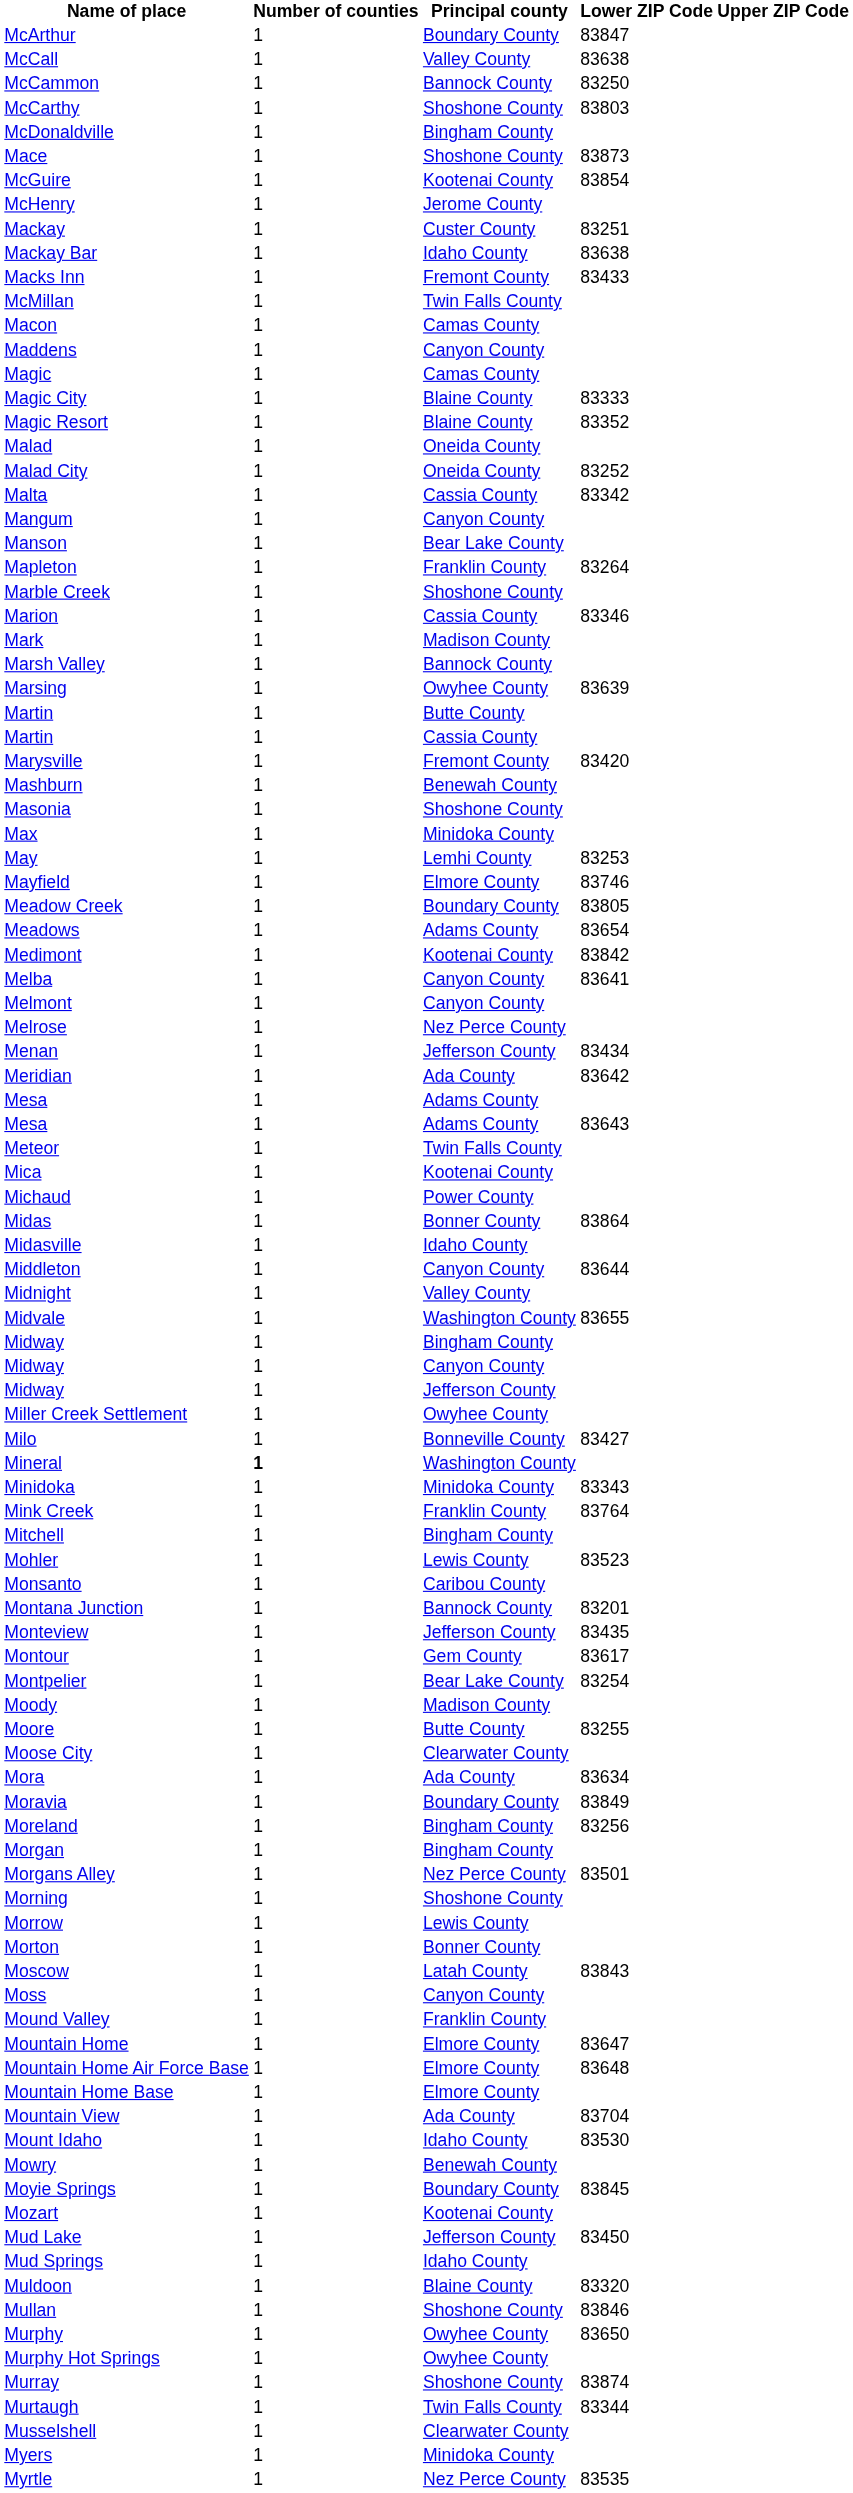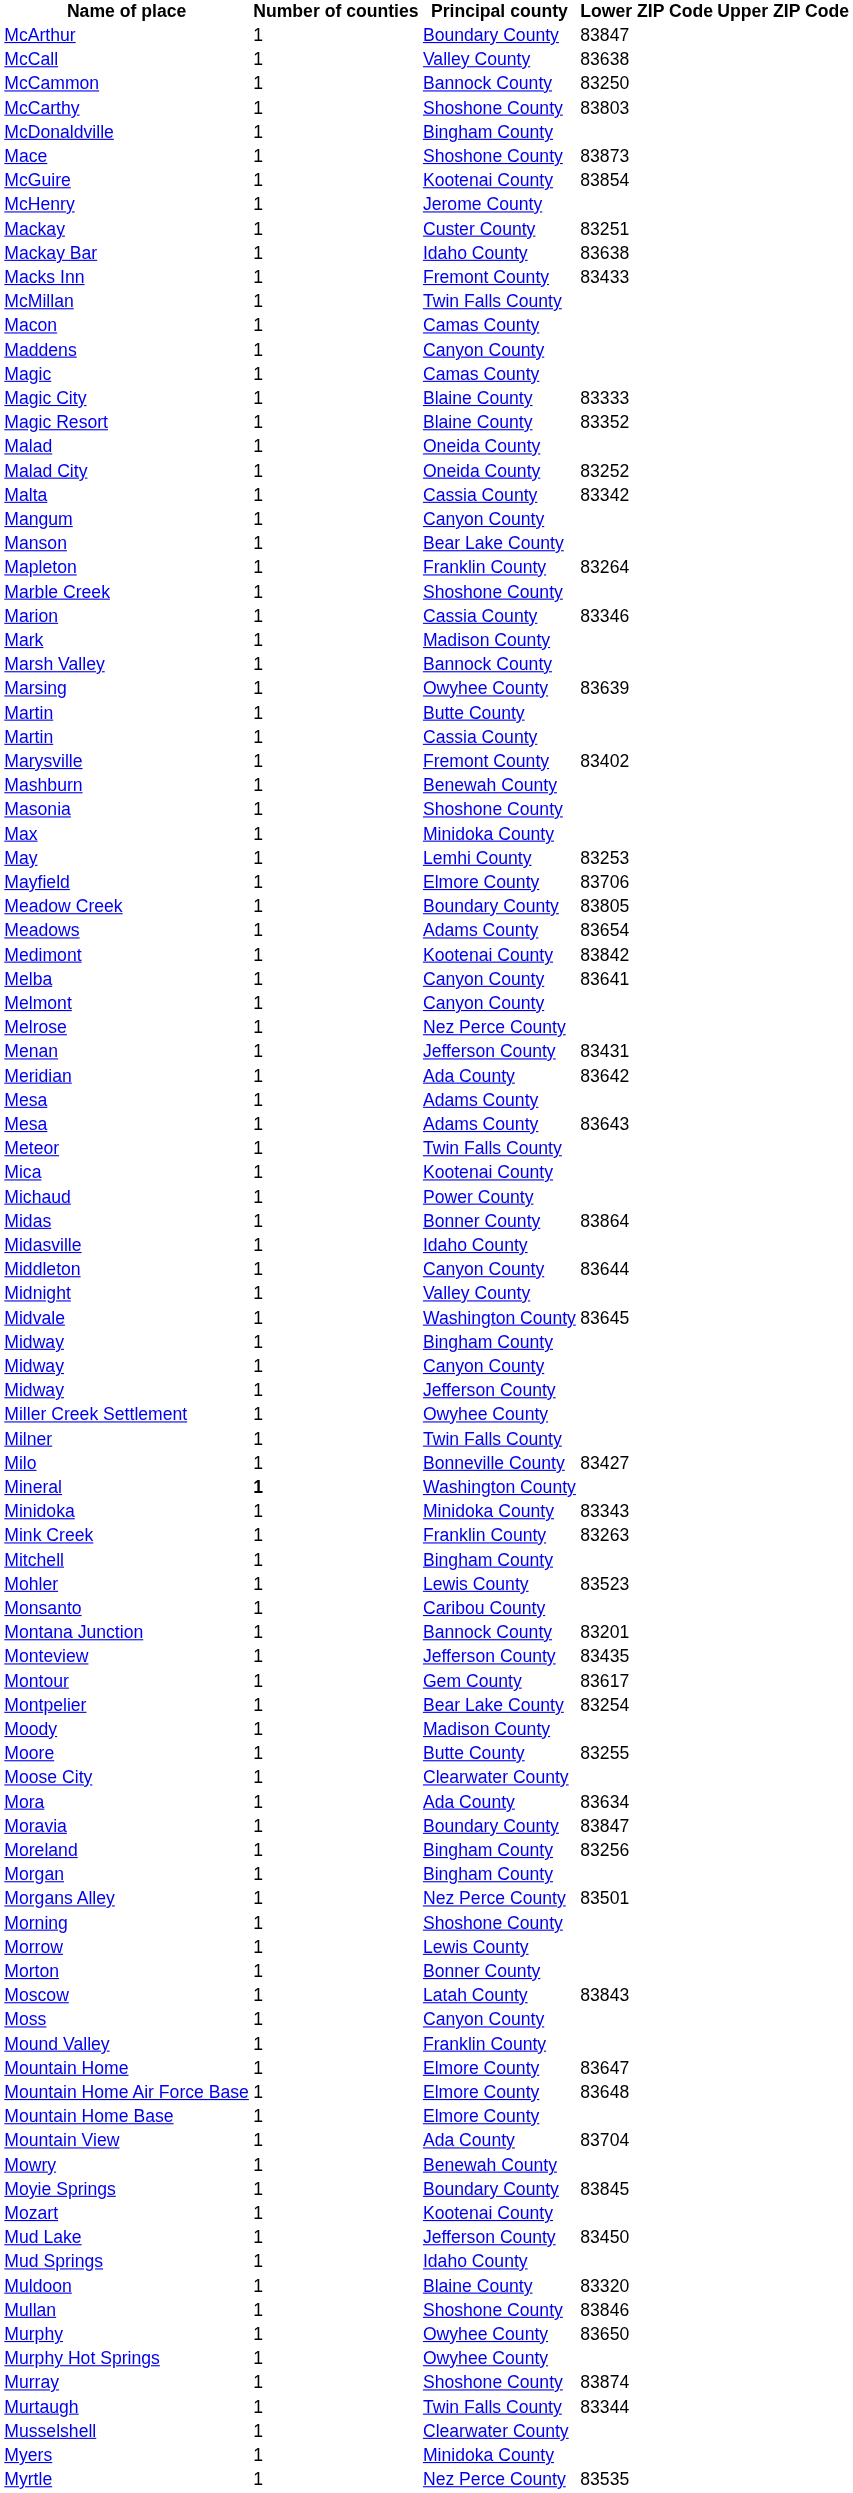(605, 761) 83420 -> (605, 761) 83402
(605, 882) 83746 -> (605, 882) 83706
(605, 1051) 83434 -> (605, 1051) 83431
(605, 1317) 83655 -> (605, 1317) 83645
+ row: (28, 1438)
(605, 1511) 83764 -> (605, 1535) 83263
(605, 1801) 83849 -> (605, 1826) 83847
- row: (53, 2140)
